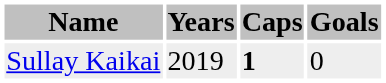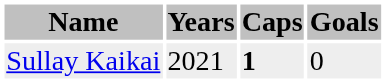(196, 60) 2019 -> (196, 60) 2021
